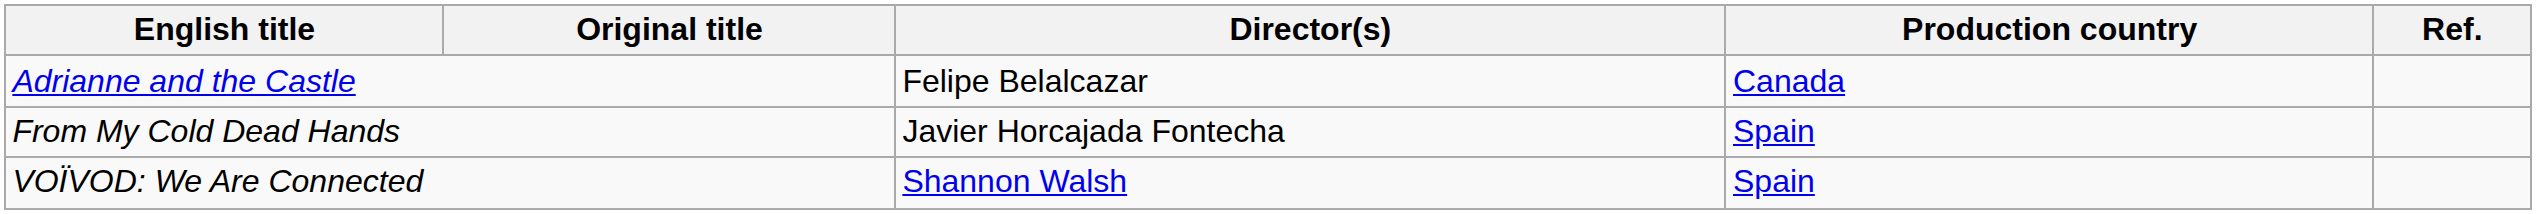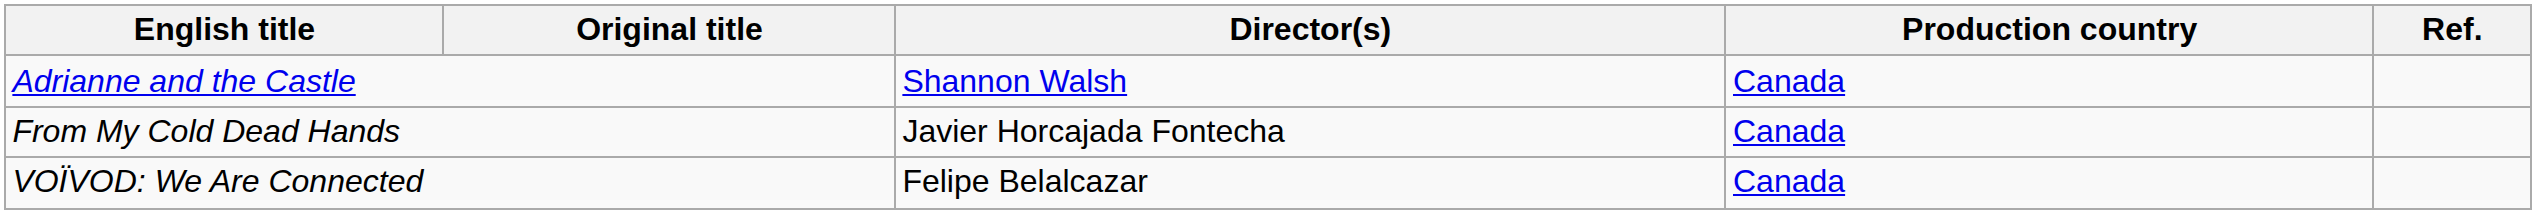(1025, 80) Felipe Belalcazar -> (1015, 80) Shannon Walsh
(1774, 131) Spain -> (1789, 131) Canada
(1015, 182) Shannon Walsh -> (1025, 182) Felipe Belalcazar
(1774, 182) Spain -> (1789, 182) Canada
